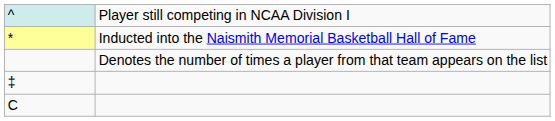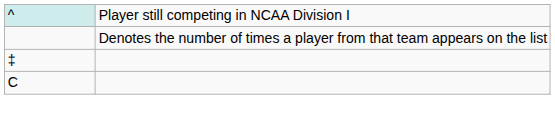- row: (10, 37)
